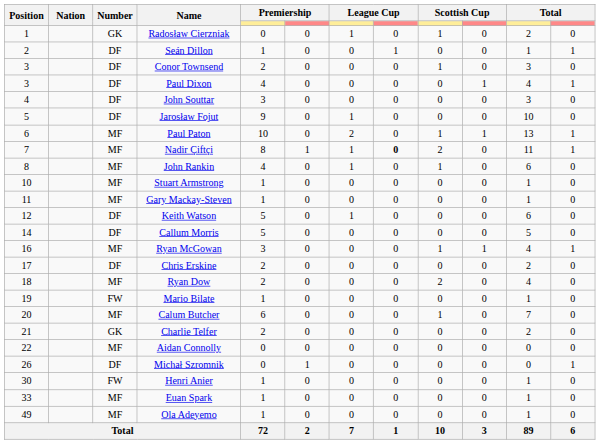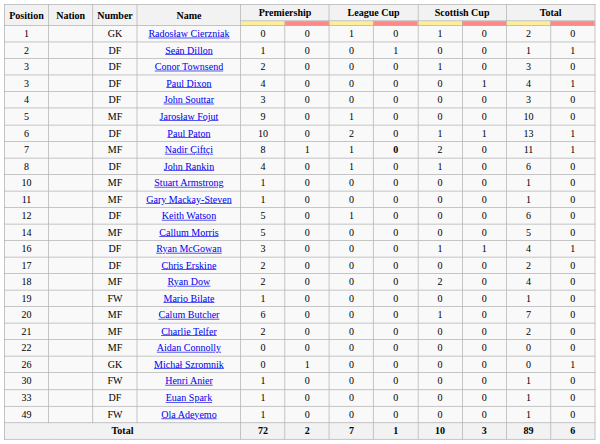(115, 116) DF -> (115, 116) MF
(115, 133) MF -> (115, 133) DF
(115, 166) MF -> (115, 166) DF
(115, 232) DF -> (115, 232) MF
(115, 249) MF -> (115, 249) DF
(115, 331) GK -> (115, 331) MF
(115, 364) DF -> (115, 364) GK
(115, 398) MF -> (115, 398) DF
(115, 414) MF -> (115, 414) FW
